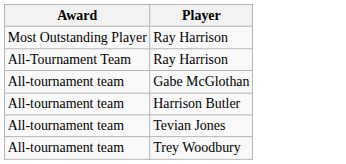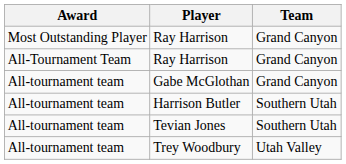+ column: (297, 15)
